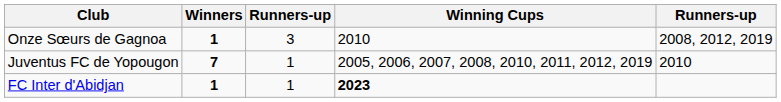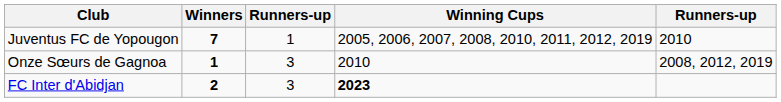rows swapped: (93, 62) <-> (87, 39)
(214, 85) 1 -> (214, 85) 2
(290, 85) 1 -> (290, 85) 3
